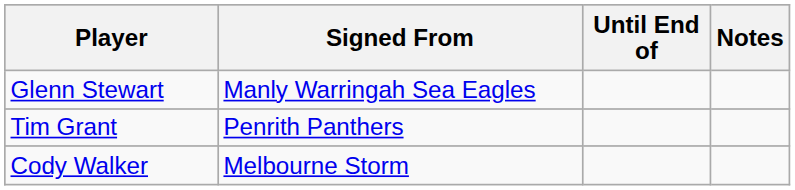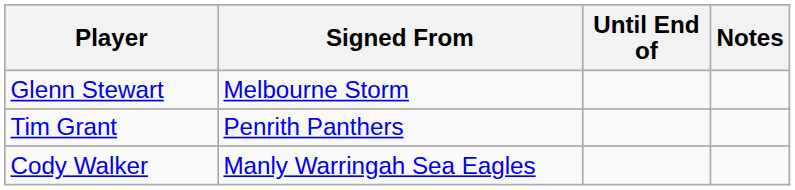(380, 89) Manly Warringah Sea Eagles -> (316, 89) Melbourne Storm
(316, 166) Melbourne Storm -> (380, 166) Manly Warringah Sea Eagles
